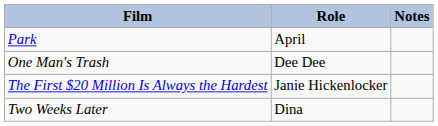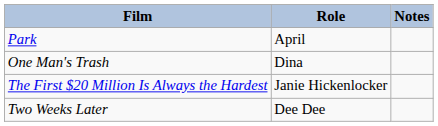(300, 62) Dee Dee -> (289, 62) Dina
(289, 109) Dina -> (300, 109) Dee Dee
